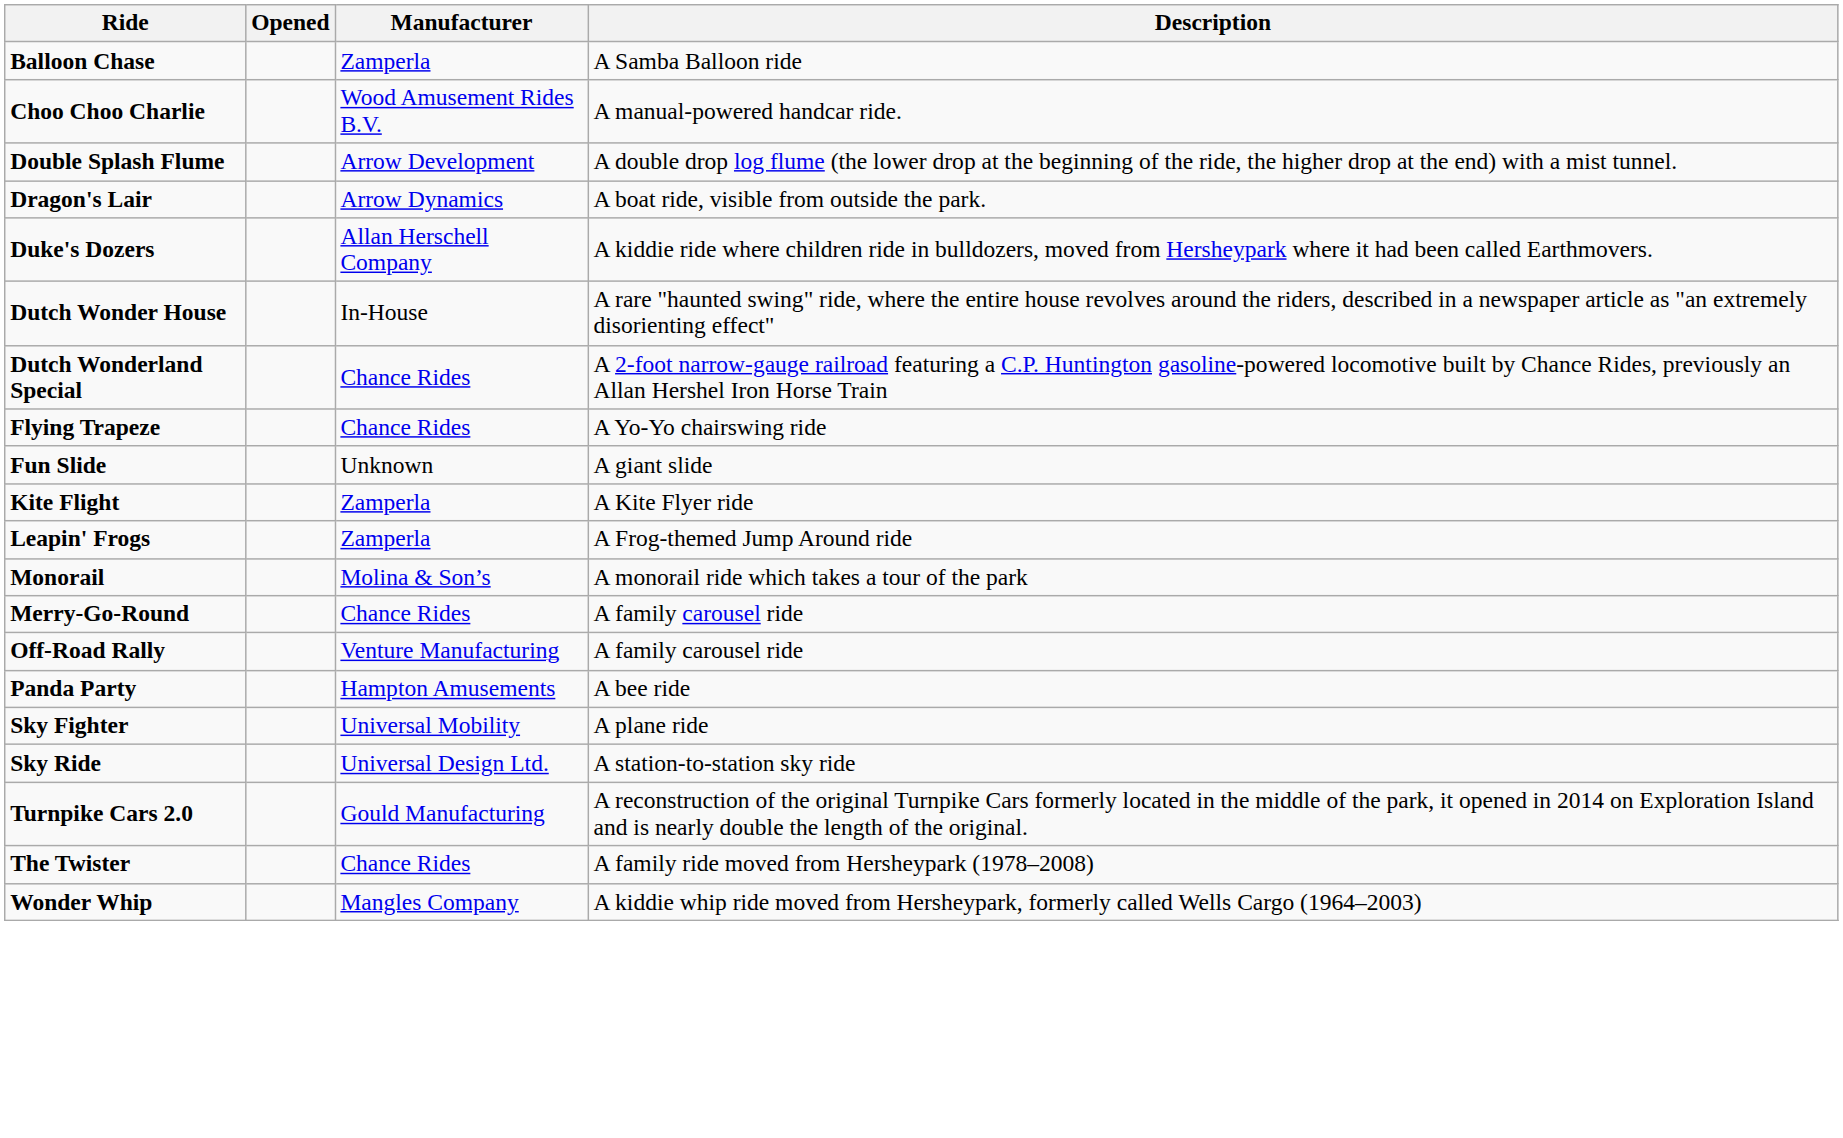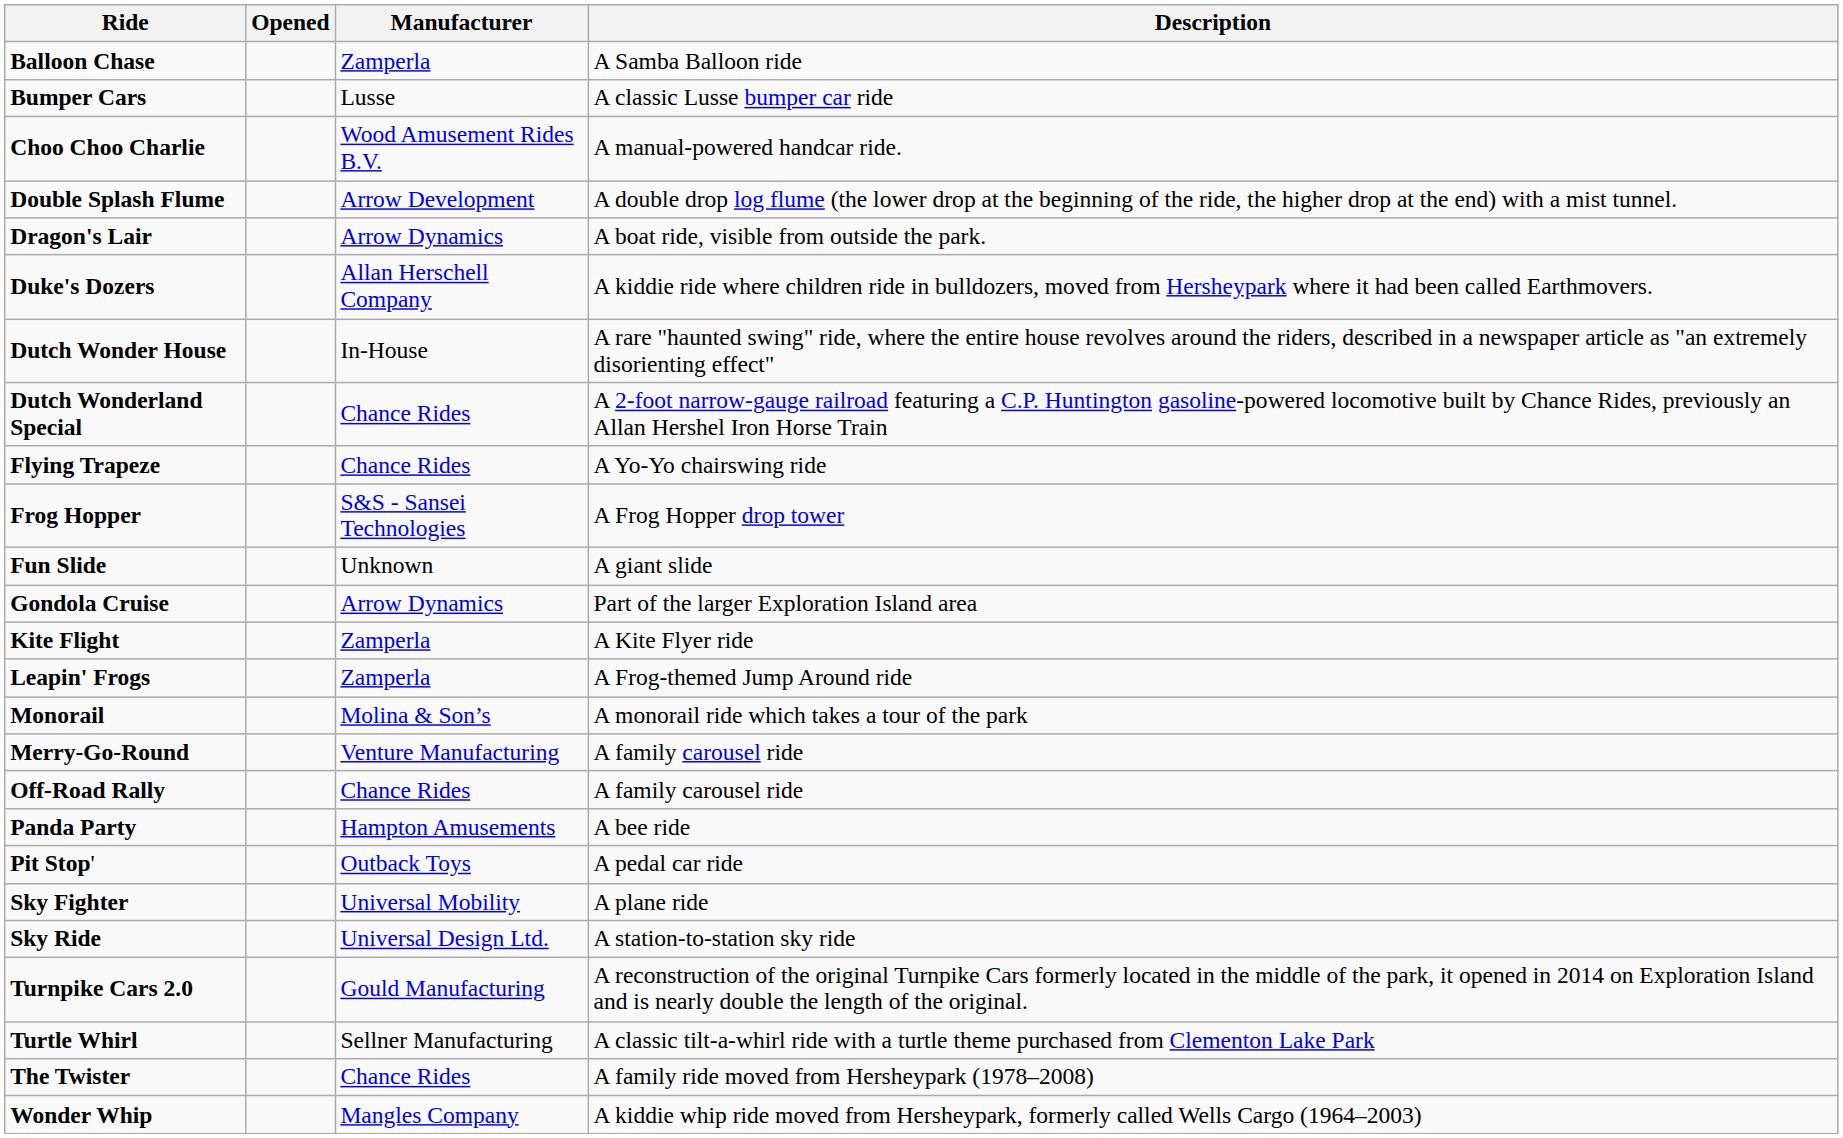+ row: (78, 97)
+ row: (76, 515)
+ row: (90, 603)
(405, 613) Chance Rides -> (450, 752) Venture Manufacturing
(450, 651) Venture Manufacturing -> (405, 789) Chance Rides
+ row: (52, 864)
+ row: (74, 1039)
